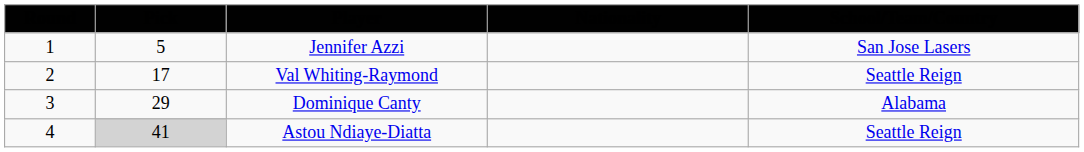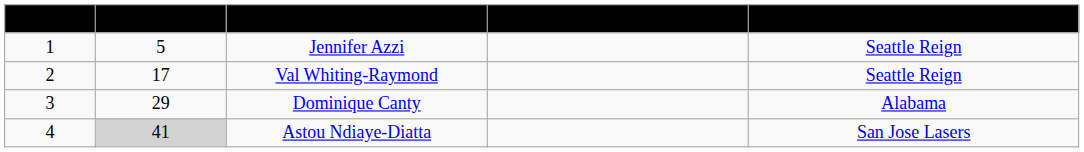(914, 47) San Jose Lasers -> (914, 47) Seattle Reign
(914, 132) Seattle Reign -> (914, 132) San Jose Lasers
